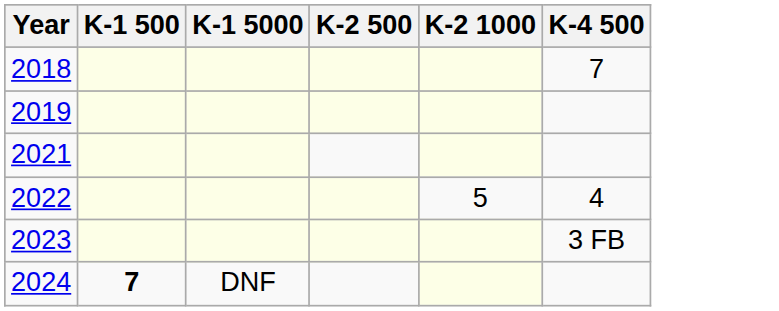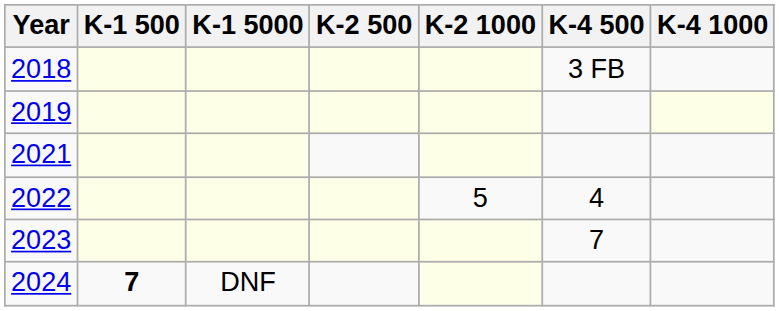+ column: (713, 25)
(597, 68) 7 -> (597, 68) 3 FB
(597, 240) 3 FB -> (597, 240) 7
